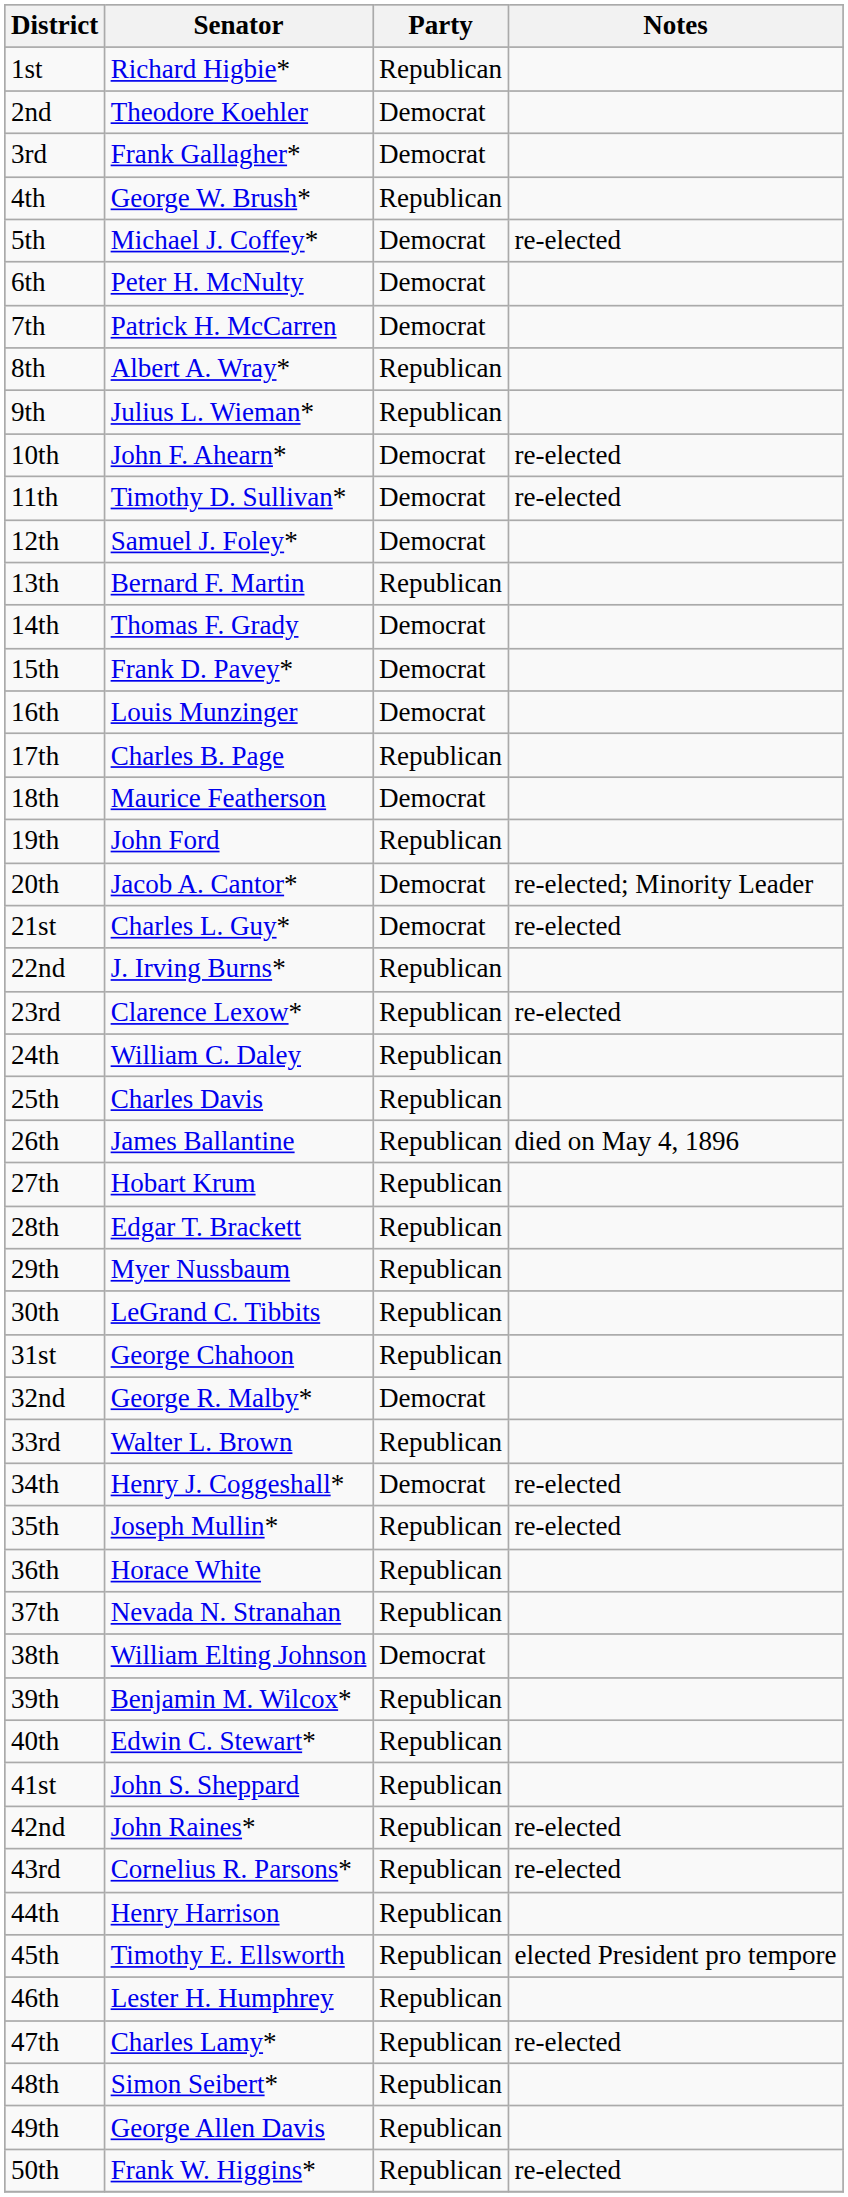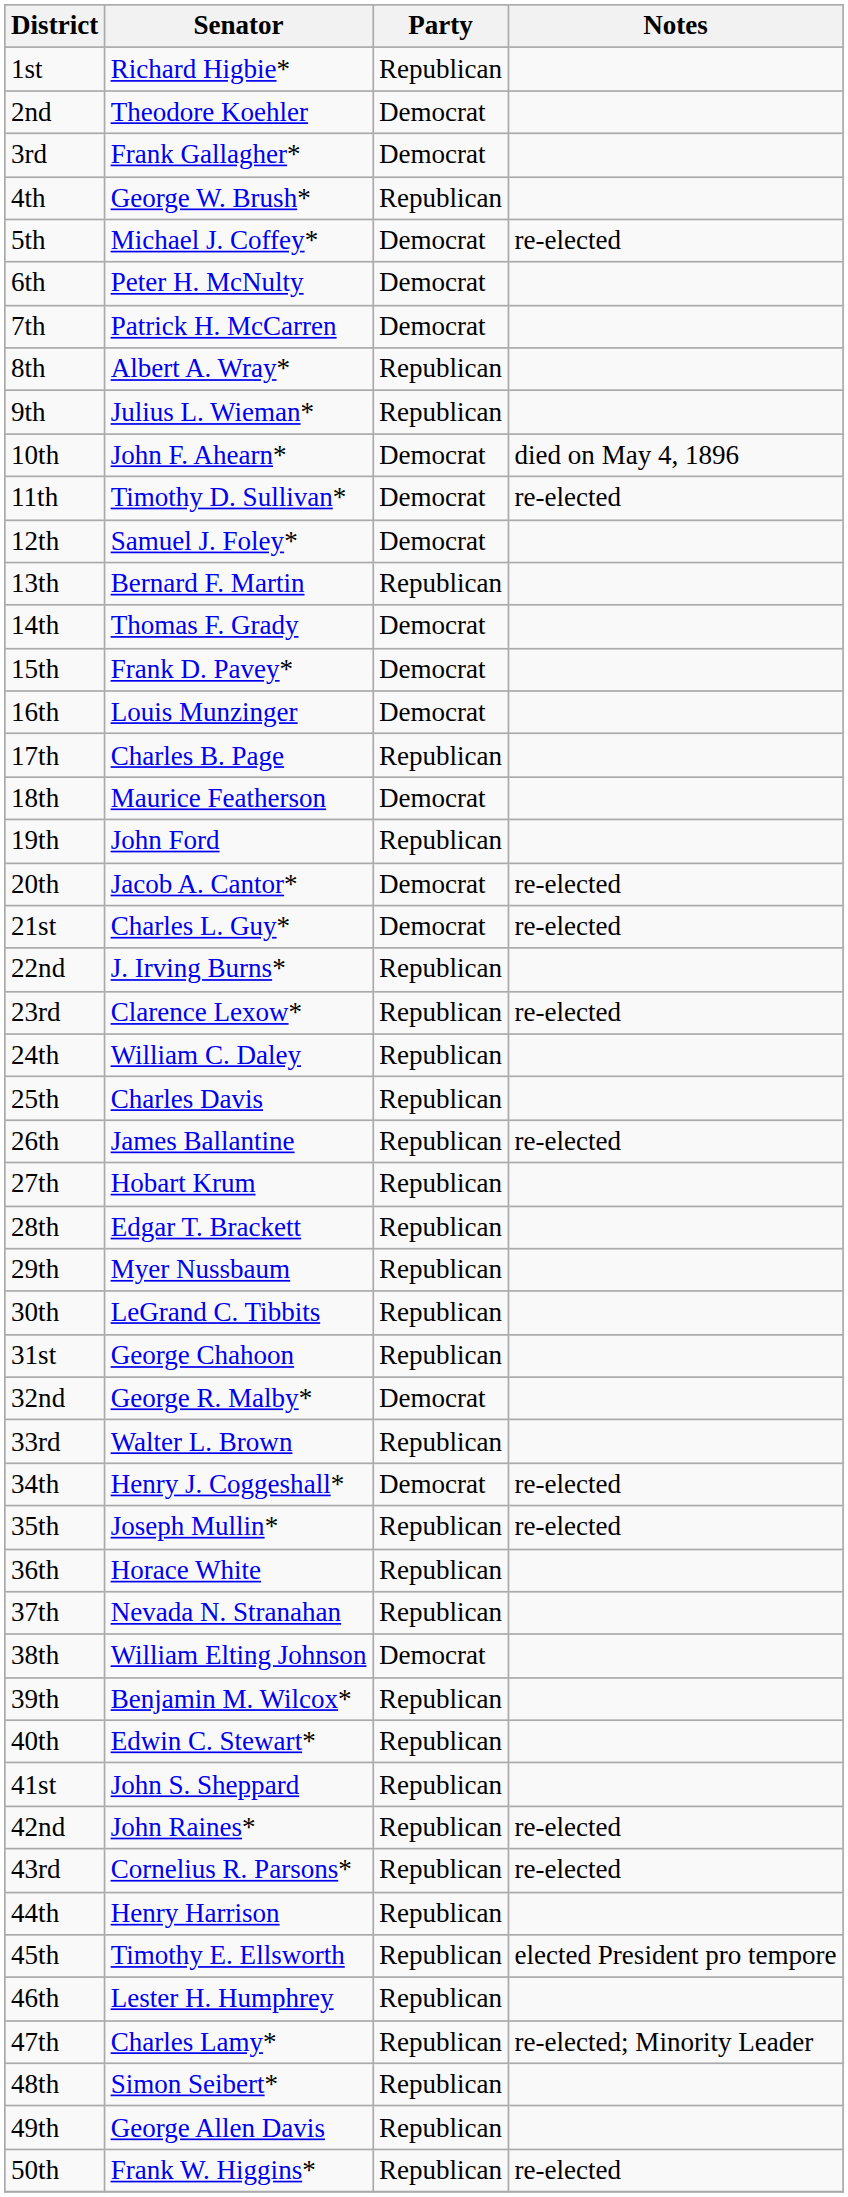(568, 454) re-elected -> (627, 454) died on May 4, 1896
(664, 883) re-elected; Minority Leader -> (568, 883) re-elected
(627, 1140) died on May 4, 1896 -> (568, 1140) re-elected
(568, 2041) re-elected -> (664, 2041) re-elected; Minority Leader
